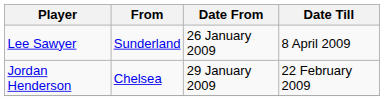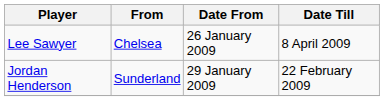(147, 43) Sunderland -> (138, 43) Chelsea
(138, 78) Chelsea -> (147, 78) Sunderland
